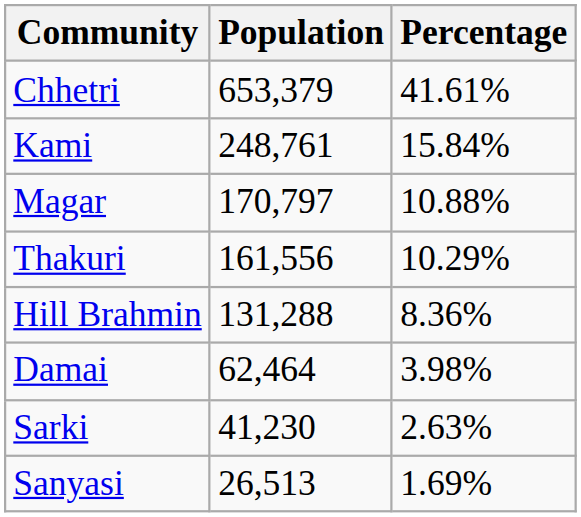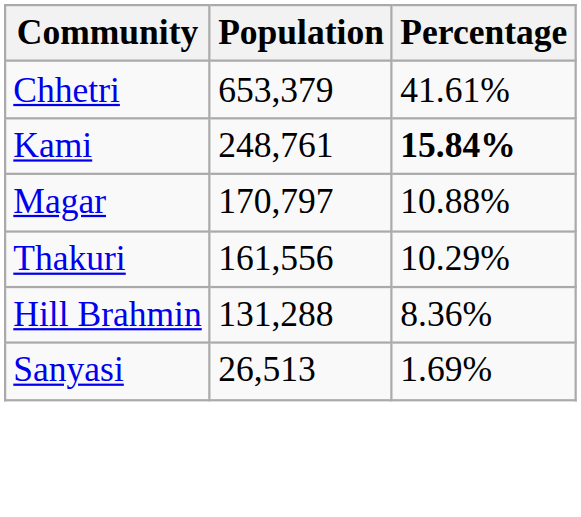(455, 145) normal -> (458, 145) bold
- row: (61, 370)
- row: (51, 426)
